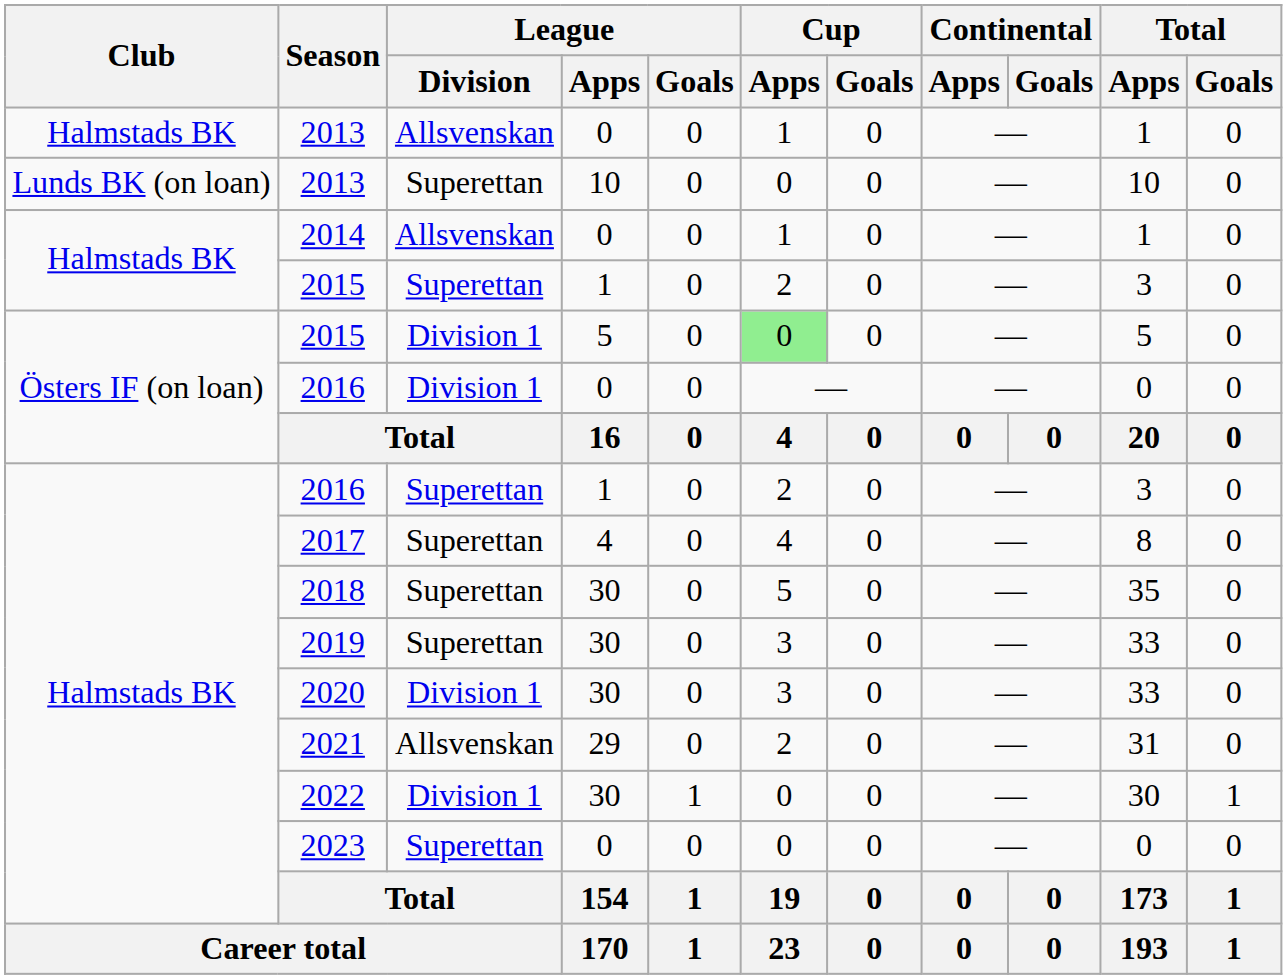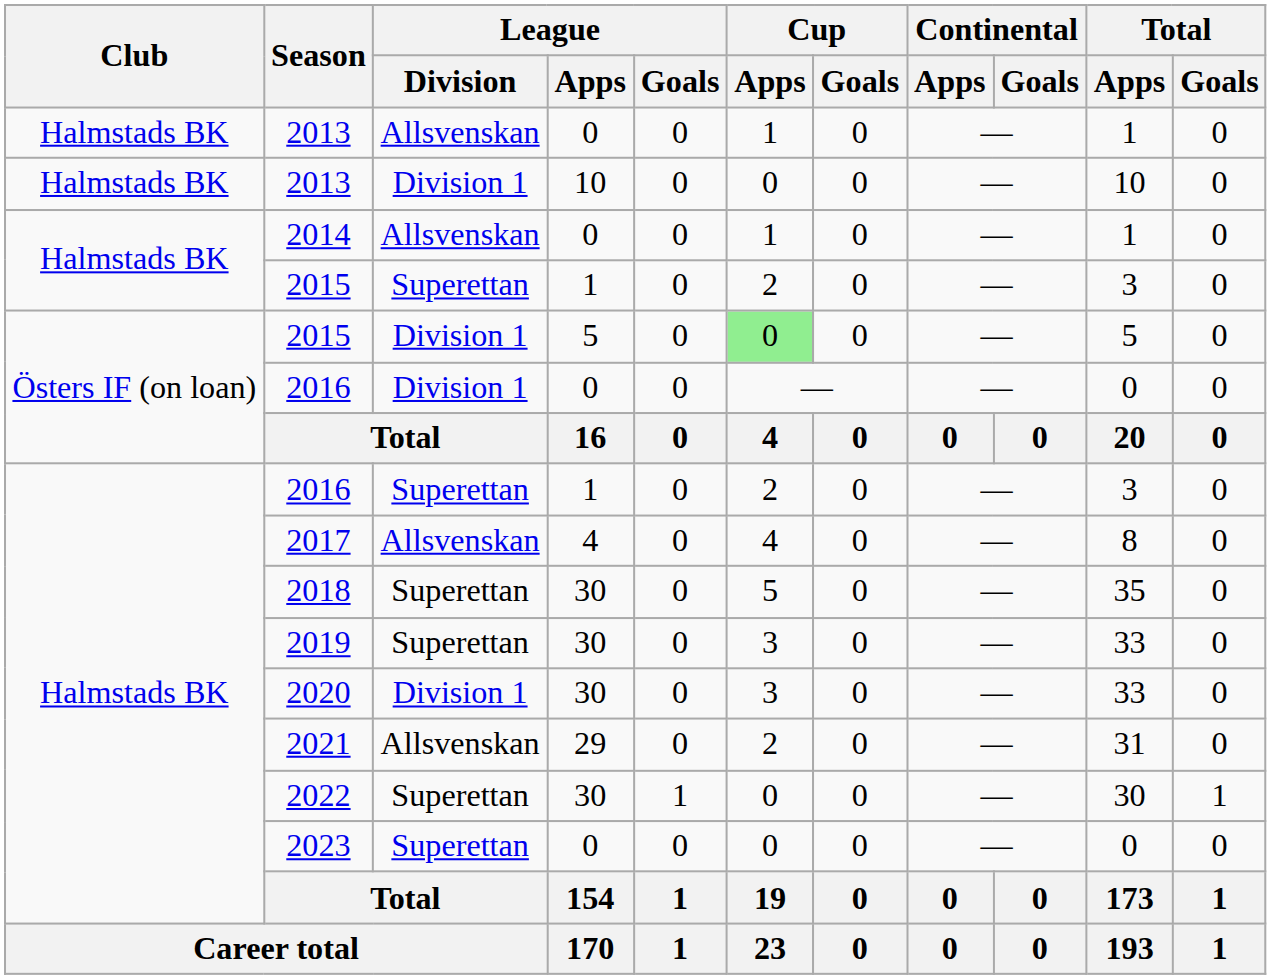(141, 183) Lunds BK (on loan) -> (134, 183) Halmstads BK
(474, 183) Superettan -> (460, 183) Division 1
(474, 540) Superettan -> (460, 540) Allsvenskan
(474, 795) Division 1 -> (460, 795) Superettan
